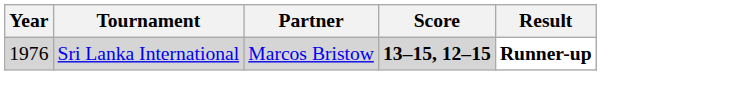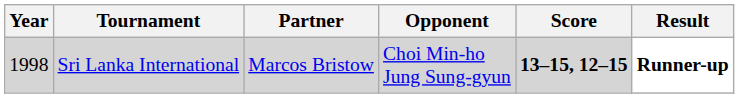+ column: (447, 21)
(29, 53) 1976 -> (29, 64) 1998
